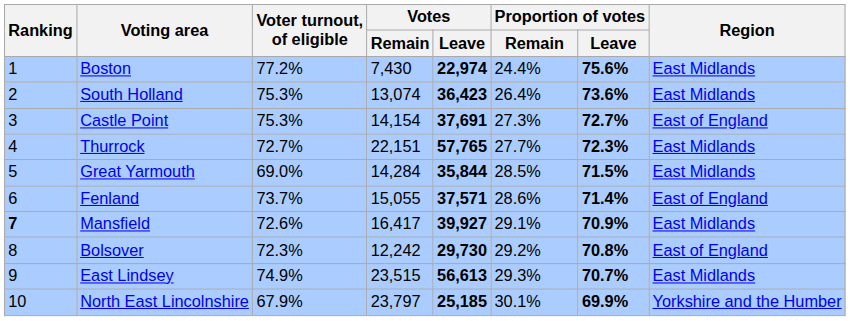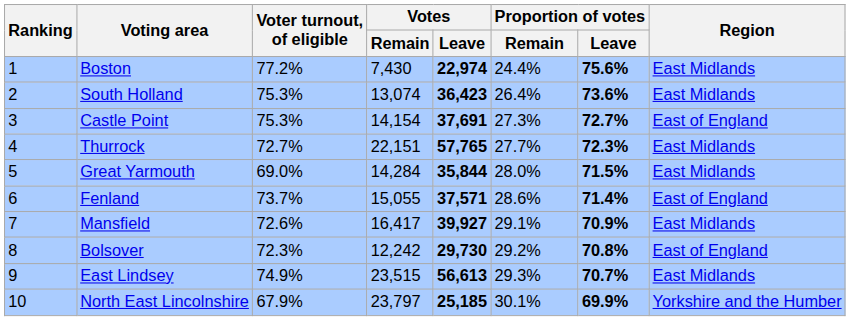(518, 172) 28.5% -> (518, 172) 28.0%
(13, 224) bold -> (13, 224) normal
